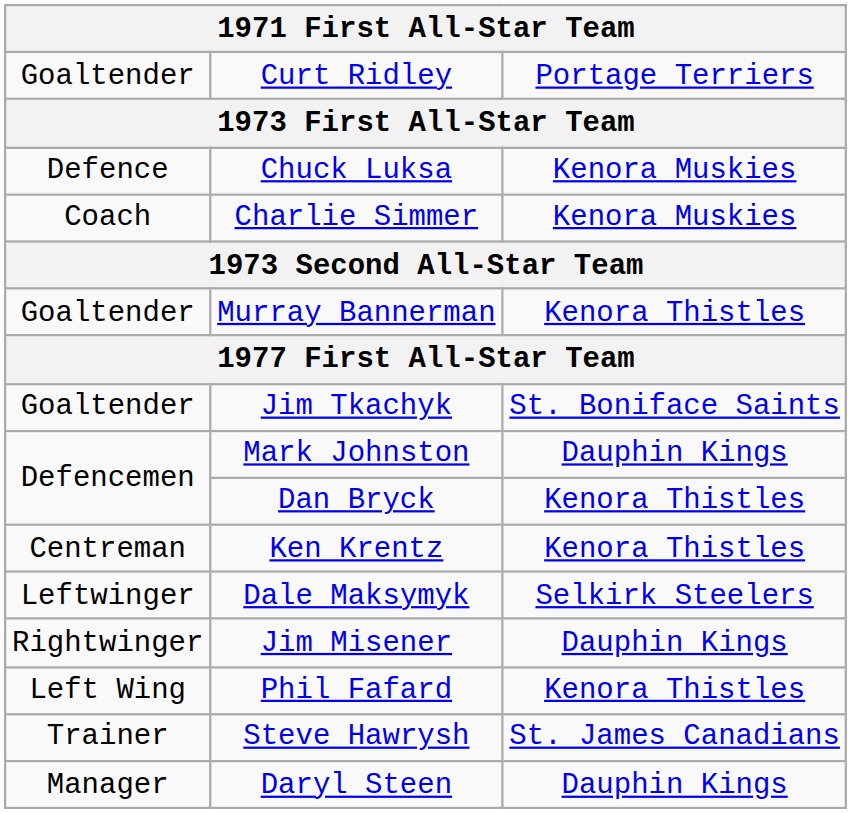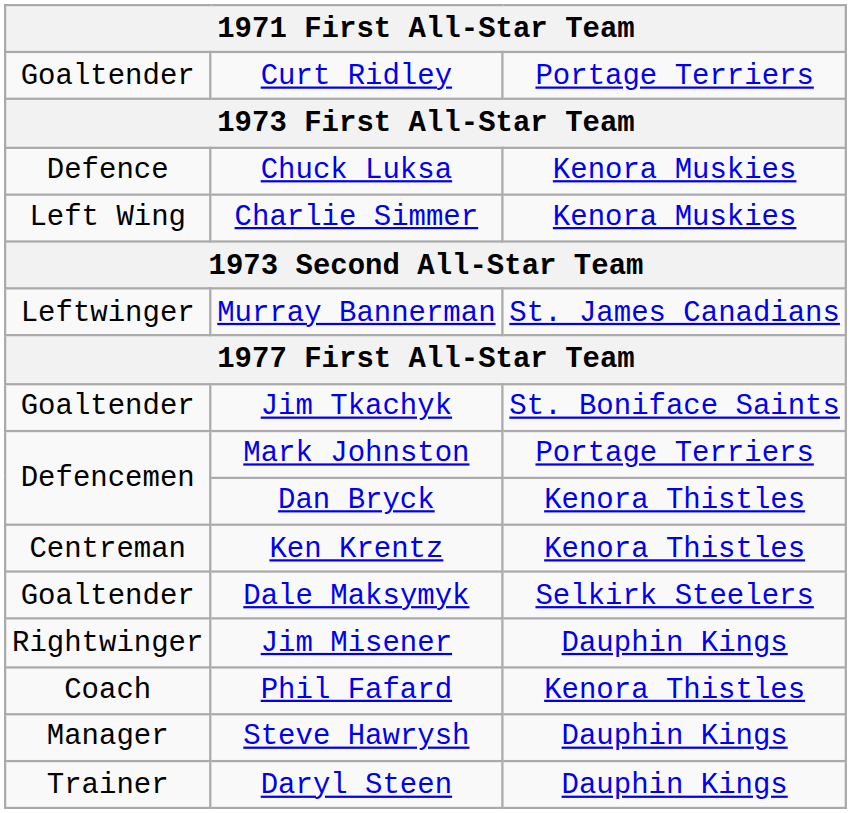(108, 218) Coach -> (108, 218) Left Wing
(108, 312) Goaltender -> (108, 312) Leftwinger
(675, 312) Kenora Thistles -> (675, 312) St. James Canadians
(675, 454) Dauphin Kings -> (675, 454) Portage Terriers
(108, 596) Leftwinger -> (108, 596) Goaltender
(108, 690) Left Wing -> (108, 690) Coach
(108, 737) Trainer -> (108, 737) Manager
(675, 737) St. James Canadians -> (675, 737) Dauphin Kings
(108, 785) Manager -> (108, 785) Trainer
